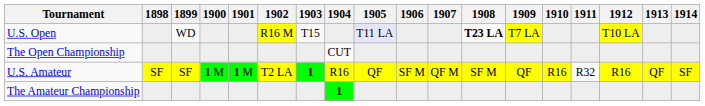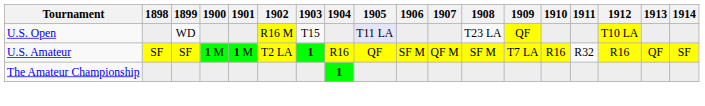(484, 33) bold -> (483, 33) normal
(524, 33) T7 LA -> (523, 33) QF
- row: (66, 52)
(524, 72) QF -> (523, 52) T7 LA
